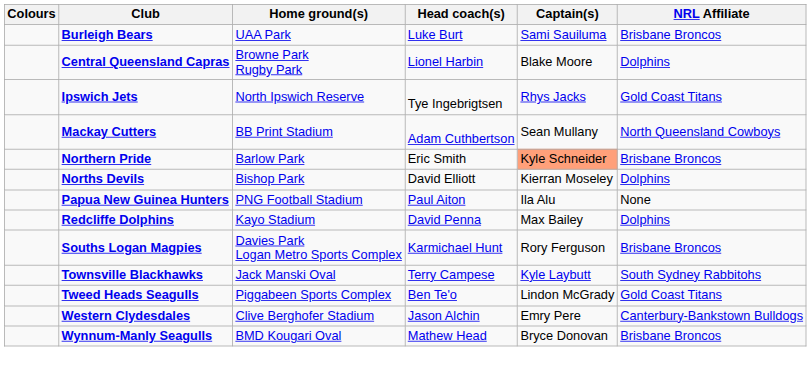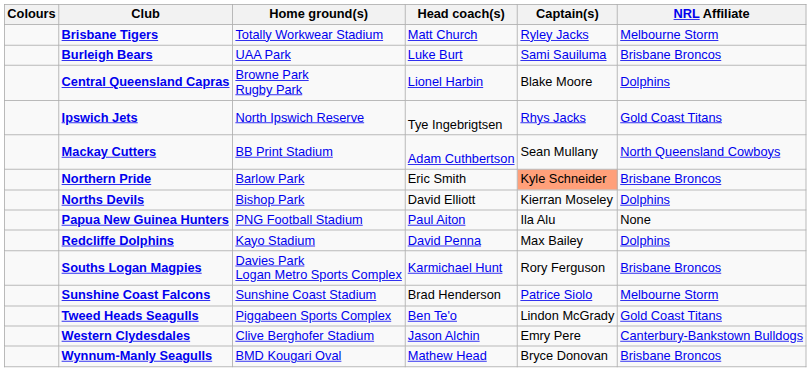+ row: (110, 34)
+ row: (136, 295)
- row: (132, 275)
